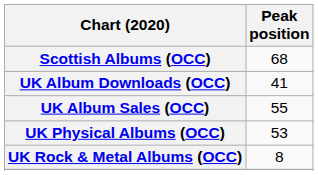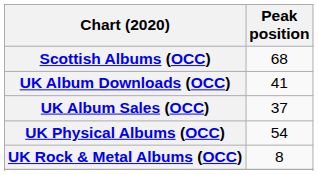(279, 108) 55 -> (279, 108) 37
(279, 132) 53 -> (279, 132) 54
